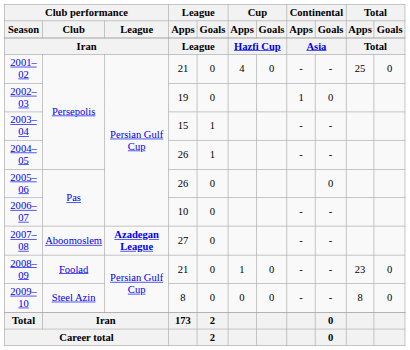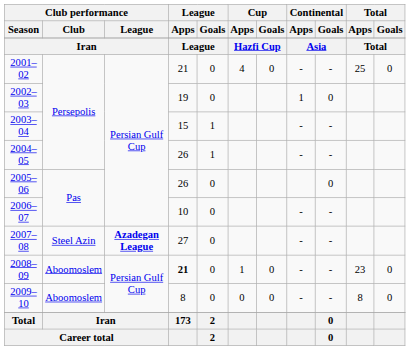(74, 240) Aboomoslem -> (74, 240) Steel Azin
(74, 269) Foolad -> (74, 269) Aboomoslem
(183, 269) normal -> (183, 269) bold
(74, 298) Steel Azin -> (74, 298) Aboomoslem
